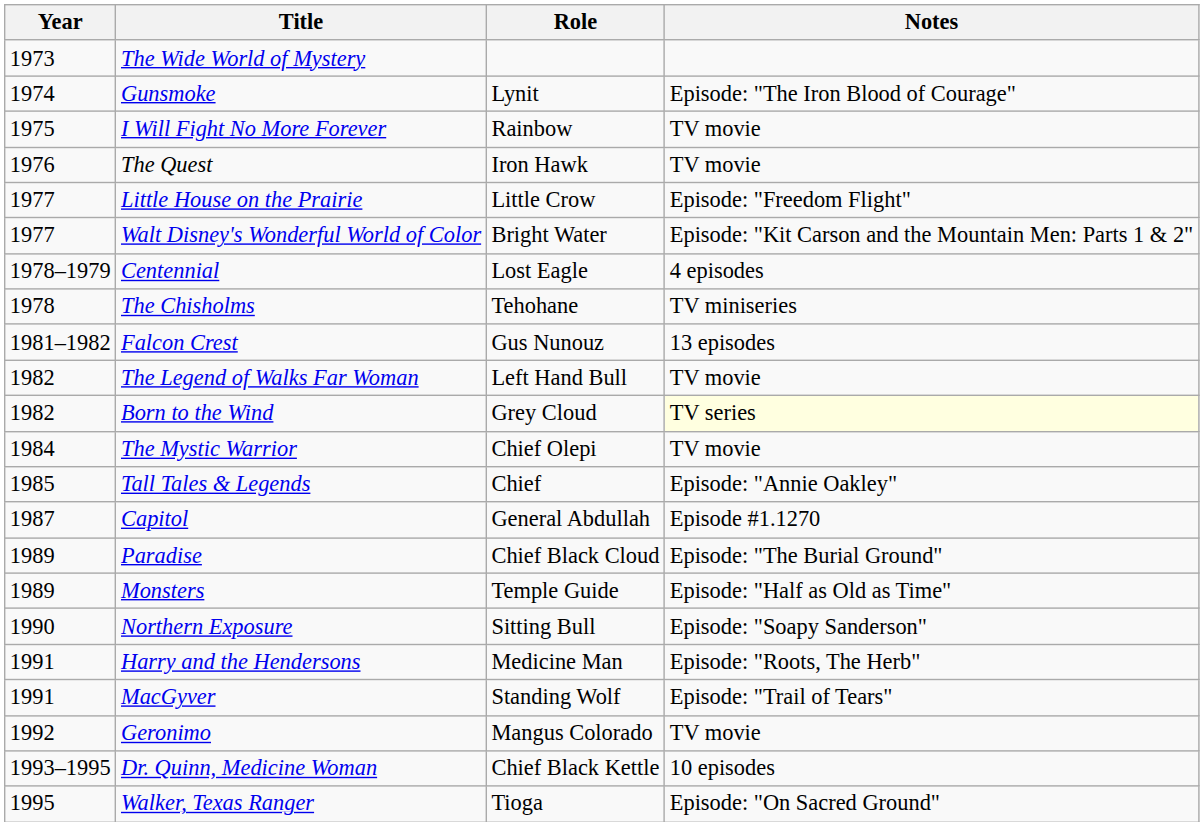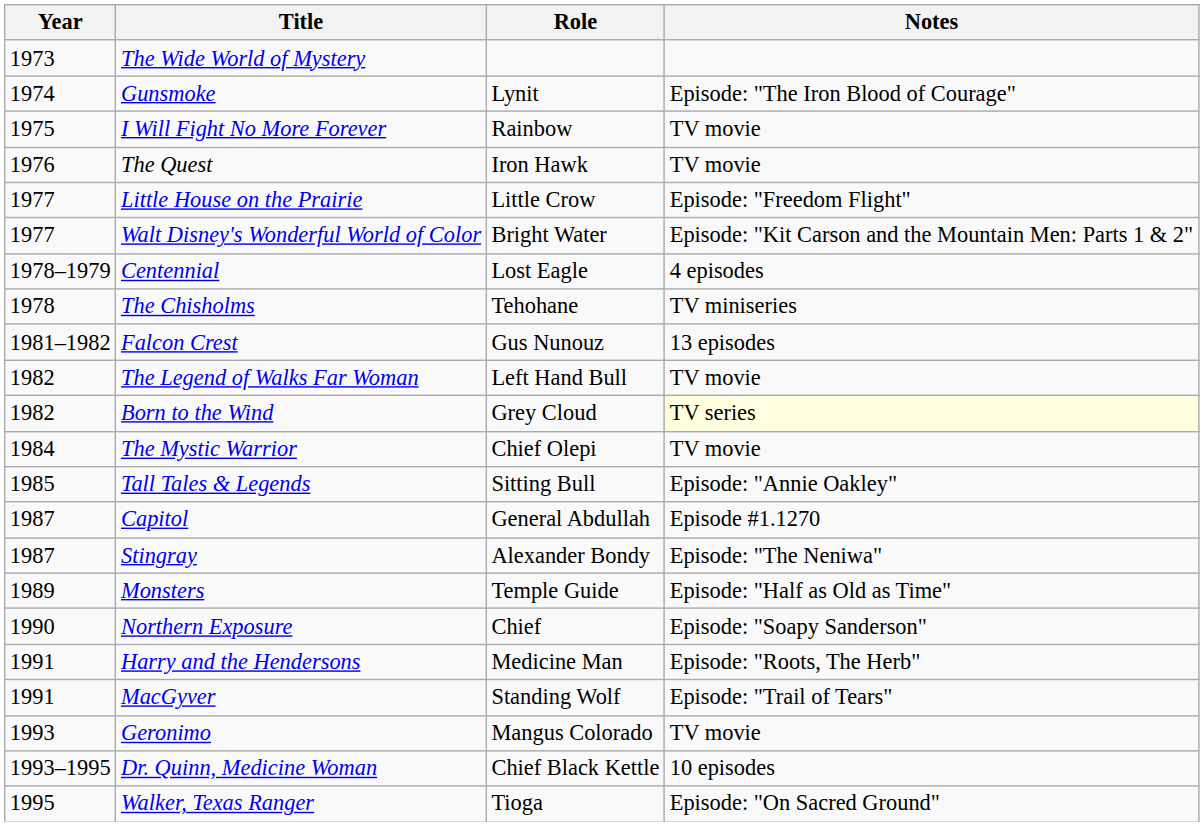(516, 484) Chief -> (543, 484) Sitting Bull
+ row: (159, 555)
- row: (161, 555)
(543, 626) Sitting Bull -> (516, 626) Chief
(32, 732) 1992 -> (32, 732) 1993
